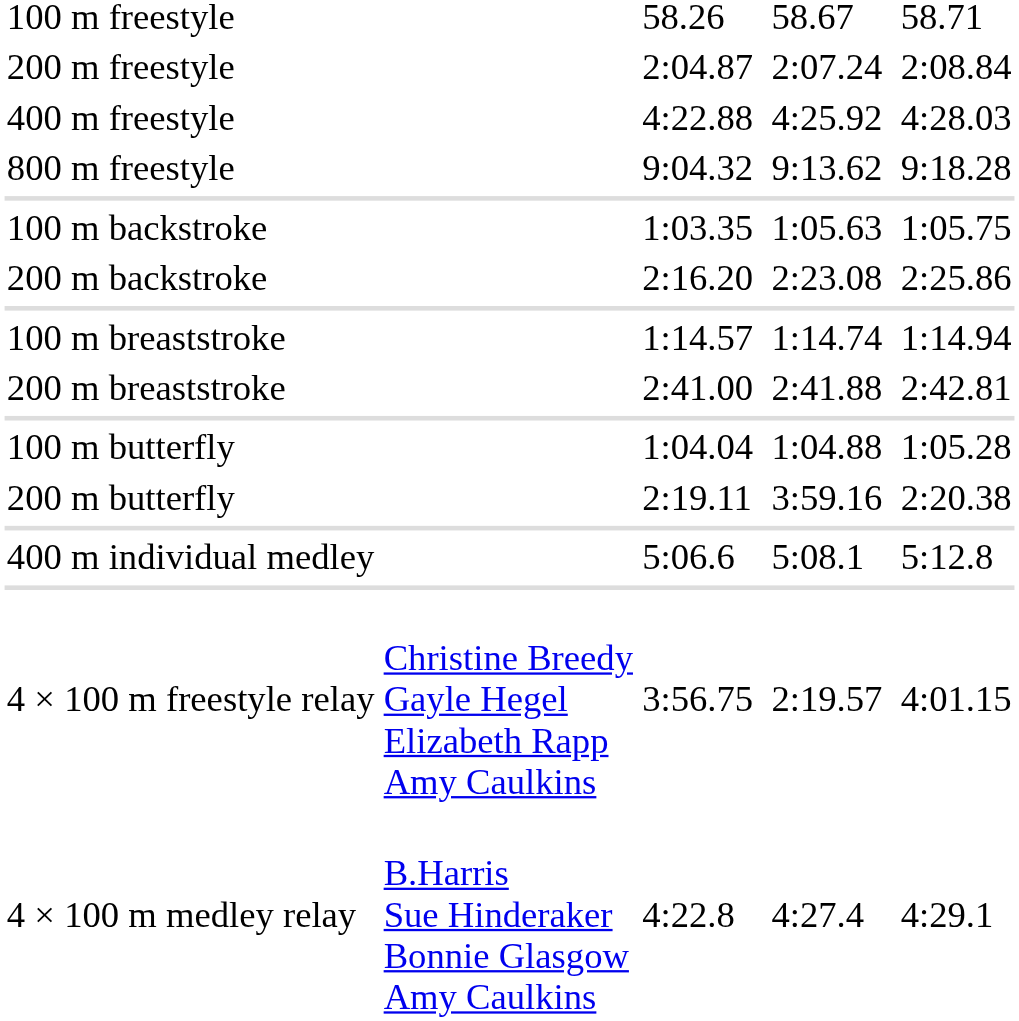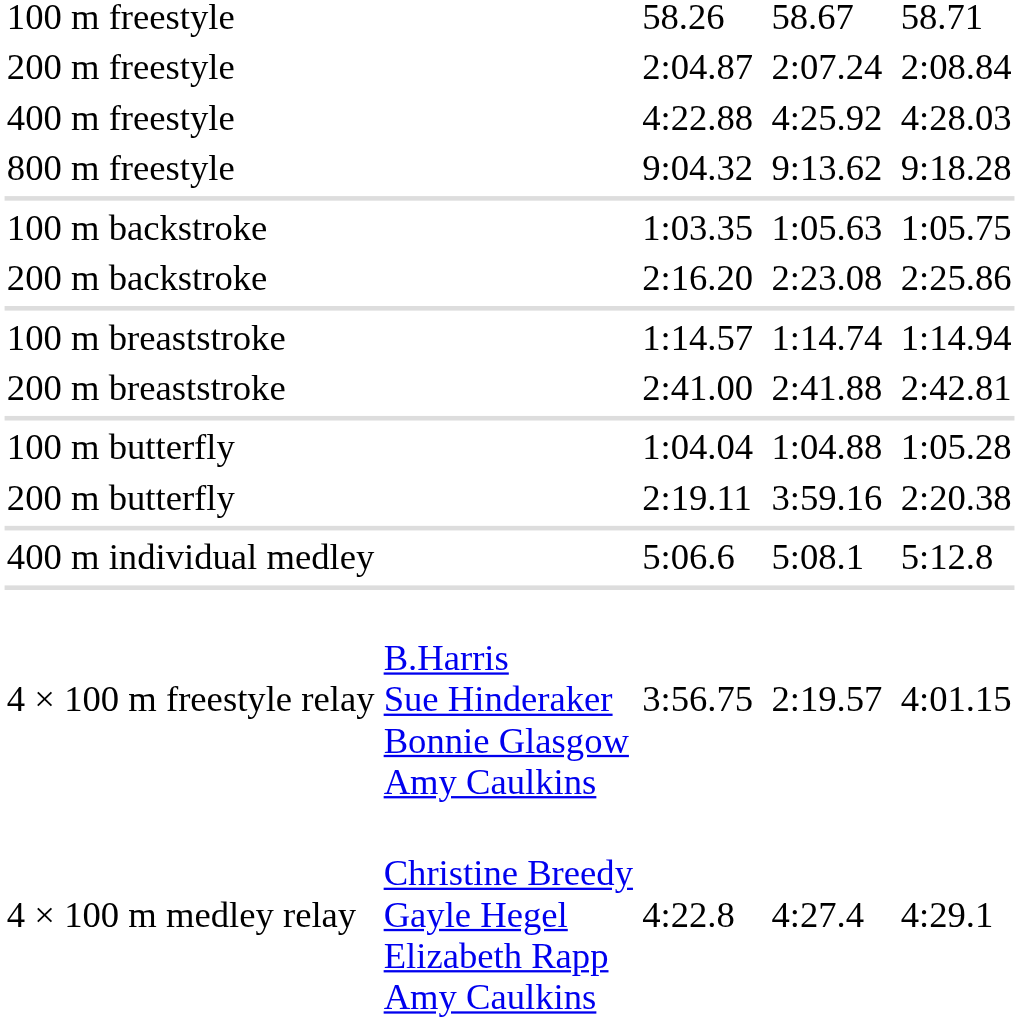(508, 719) Christine Breedy Gayle Hegel Elizabeth Rapp Amy Caulkins -> (506, 719) B.Harris Sue Hinderaker Bonnie Glasgow Amy Caulkins
(506, 935) B.Harris Sue Hinderaker Bonnie Glasgow Amy Caulkins -> (508, 935) Christine Breedy Gayle Hegel Elizabeth Rapp Amy Caulkins
